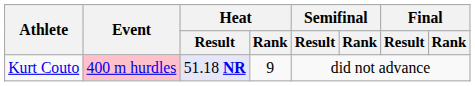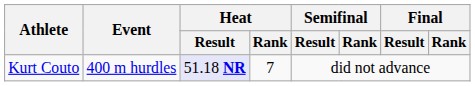(131, 68) pink background -> (131, 68) no background
(270, 68) 9 -> (270, 68) 7
